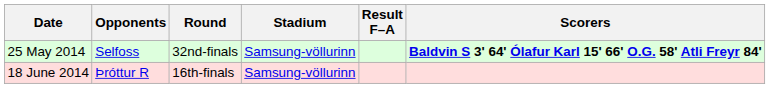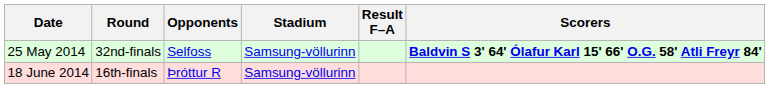columns swapped: (205, 22) <-> (131, 22)
